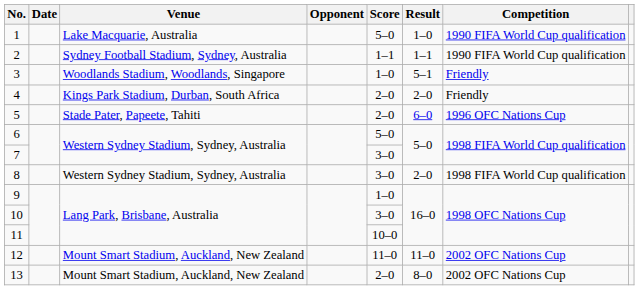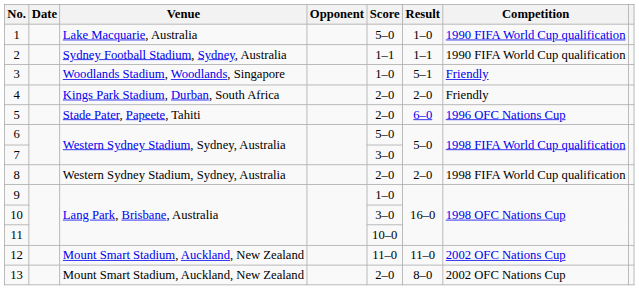(385, 174) 3–0 -> (385, 174) 2–0
